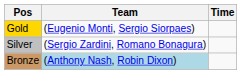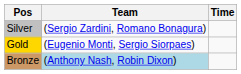rows swapped: (17, 28) <-> (19, 45)
